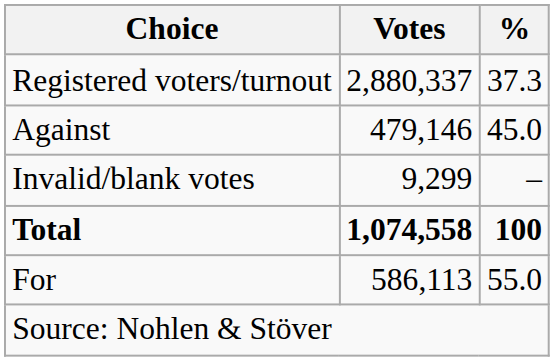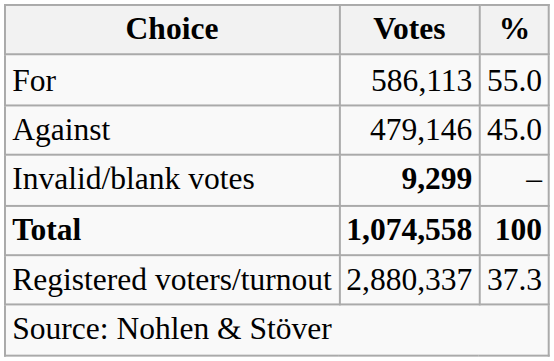rows swapped: (34, 279) <-> (172, 79)
(437, 179) normal -> (437, 179) bold
